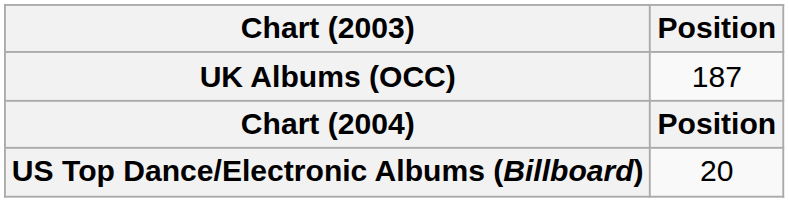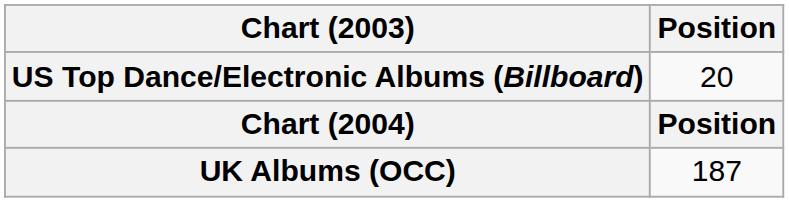rows swapped: (328, 76) <-> (328, 171)
